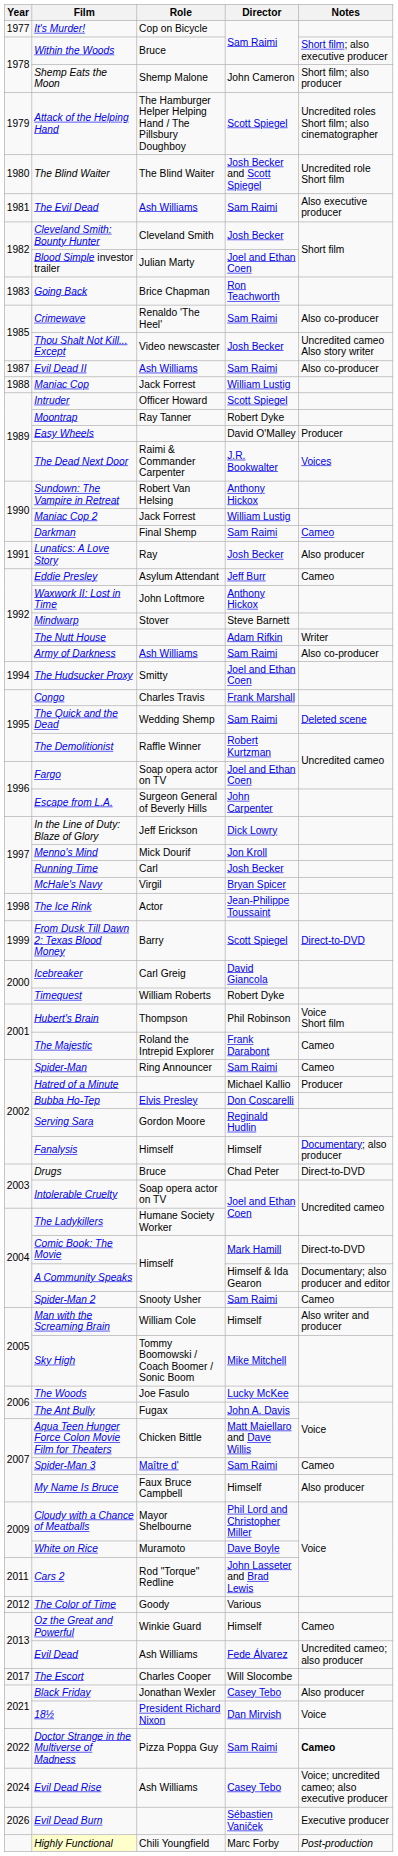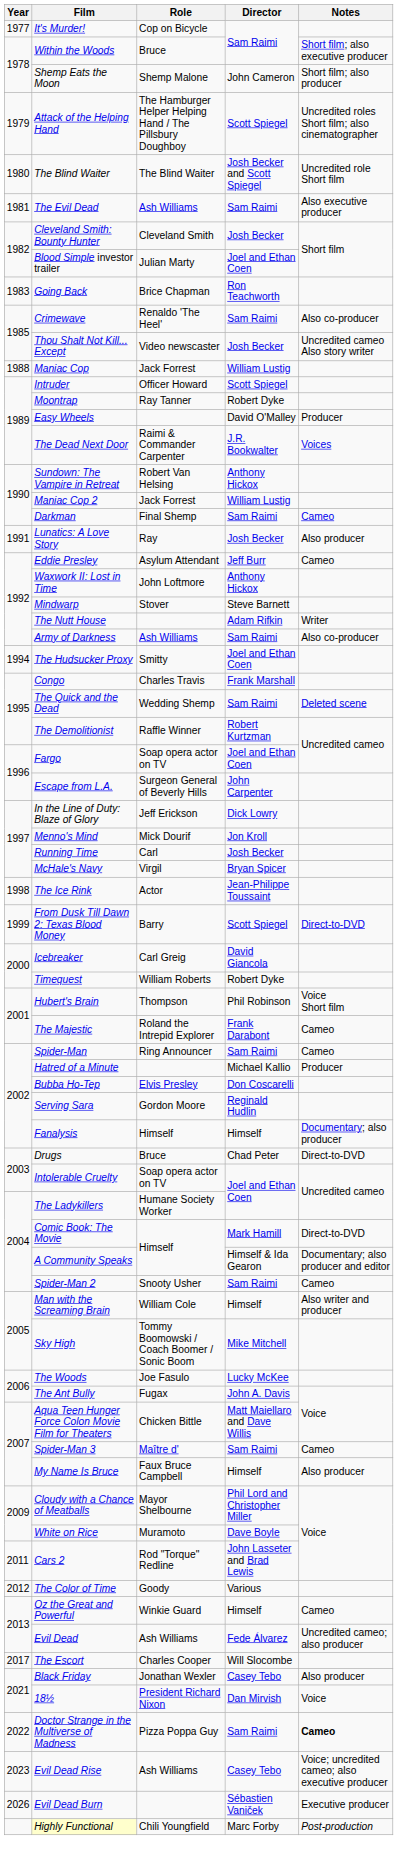- row: (60, 368)
(18, 1787) 2024 -> (18, 1771) 2023
